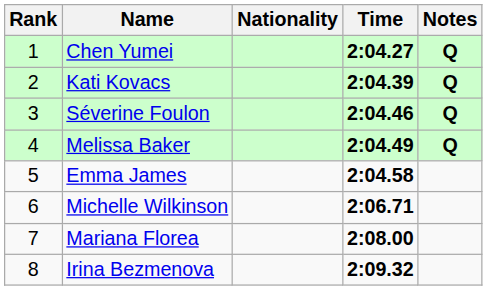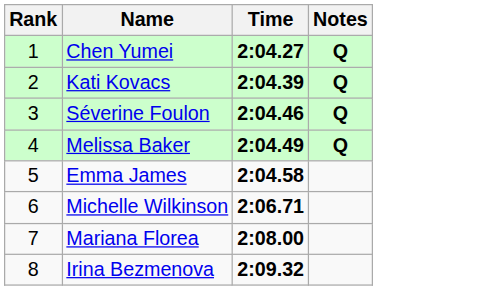- column: (288, 20)
